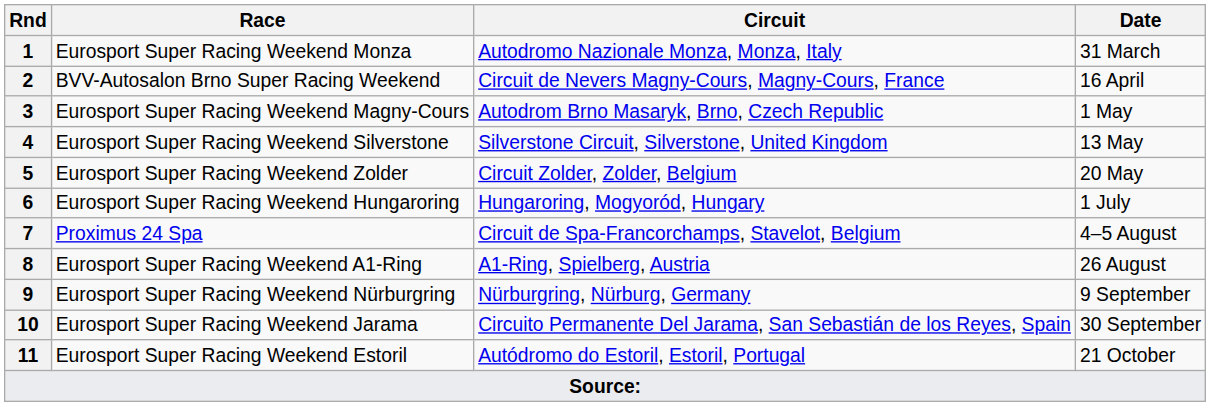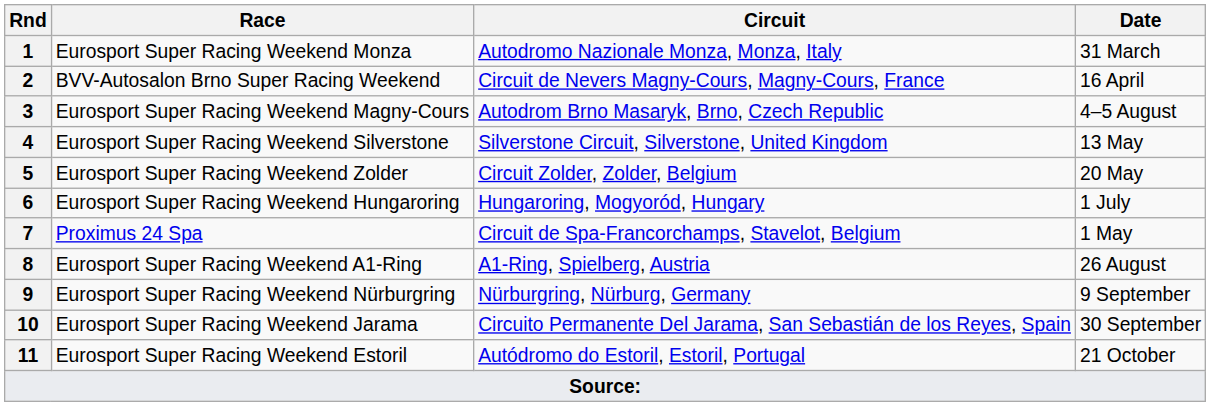(1106, 112) 1 May -> (1128, 112) 4–5 August
(1128, 234) 4–5 August -> (1106, 234) 1 May
